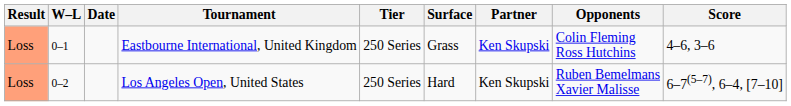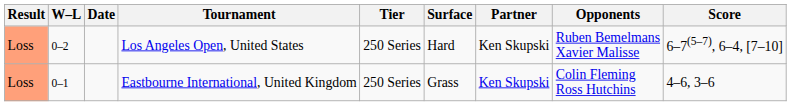rows swapped: (239, 44) <-> (213, 82)
